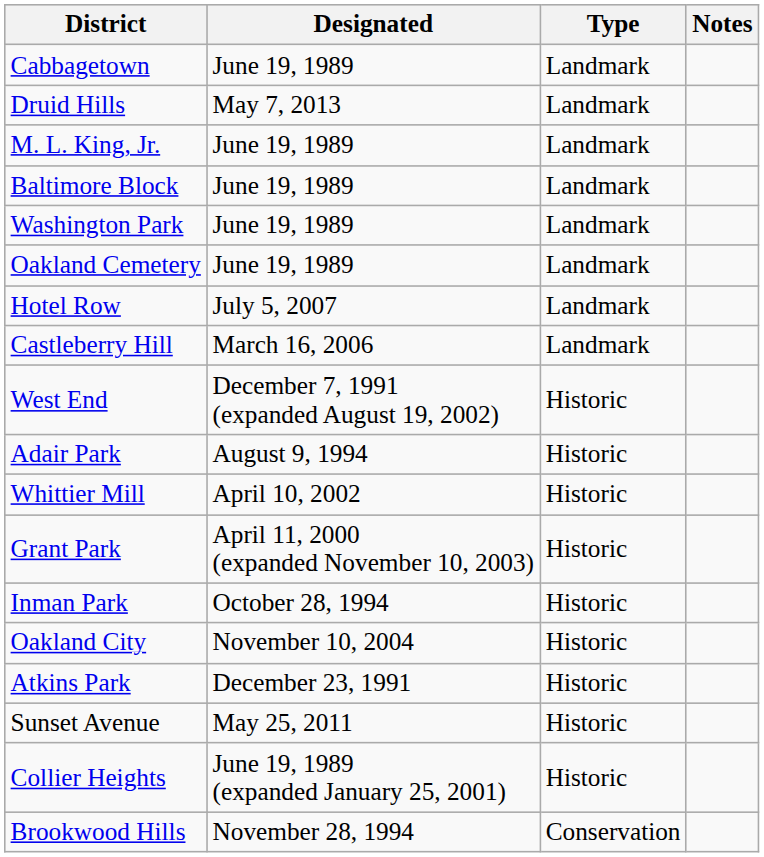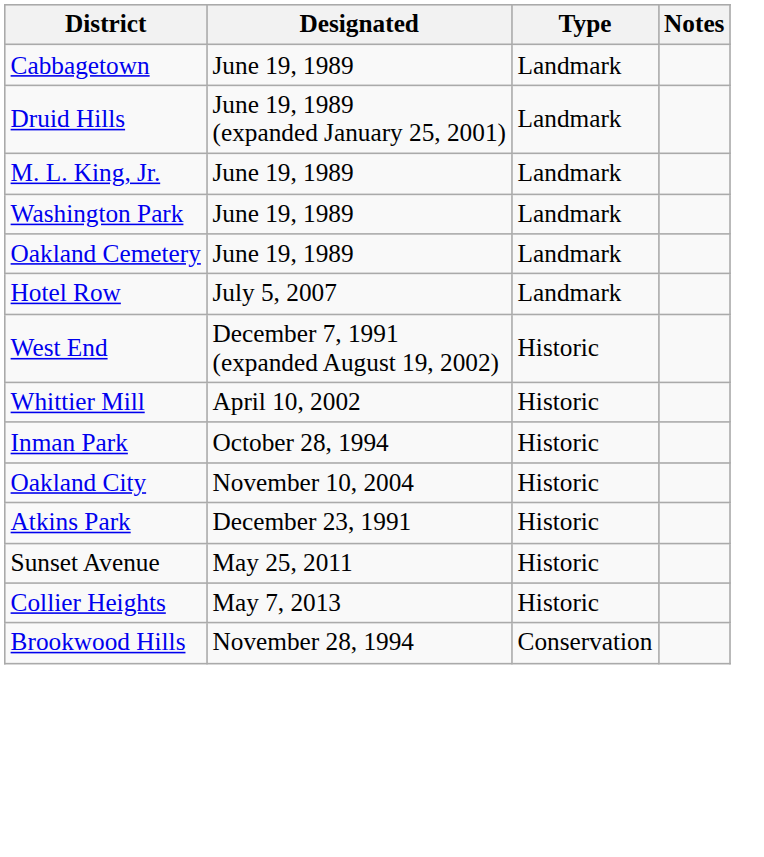(277, 104) May 7, 2013 -> (359, 118) June 19, 1989 (expanded January 25, 2001)
- row: (95, 184)
- row: (92, 345)
- row: (66, 453)
- row: (66, 548)
(359, 777) June 19, 1989 (expanded January 25, 2001) -> (277, 602) May 7, 2013
